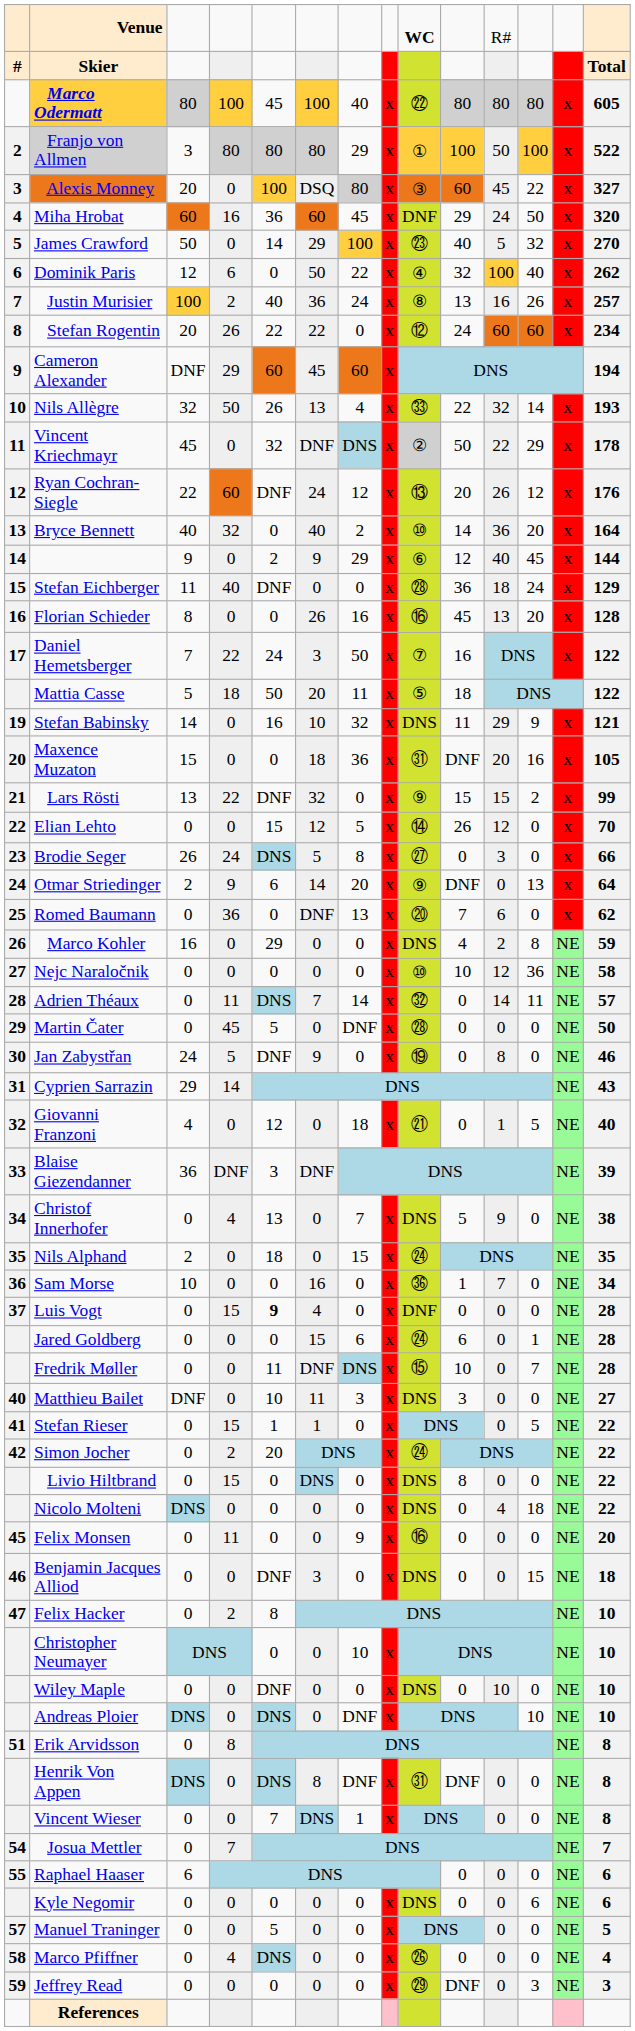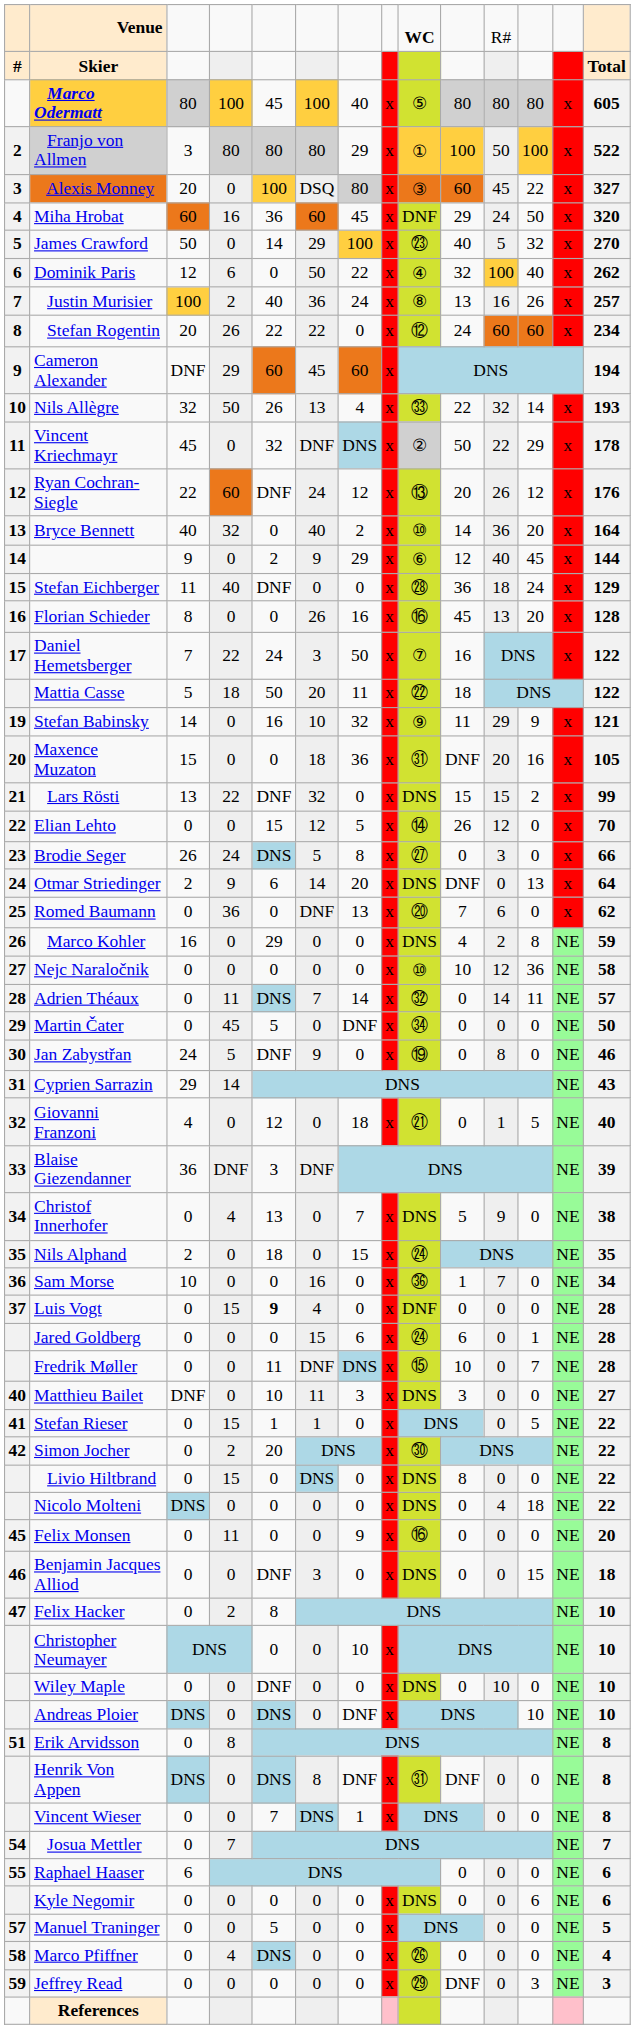(419, 103) ㉒ -> (419, 103) ⑤
(419, 694) ⑤ -> (419, 693) ㉒
(420, 721) DNS -> (419, 721) ⑨
(419, 797) ⑨ -> (420, 796) DNS
(419, 885) ⑨ -> (420, 883) DNS
(419, 1027) ㉘ -> (419, 1025) ㉞
(419, 1452) ㉔ -> (419, 1450) ㉚
